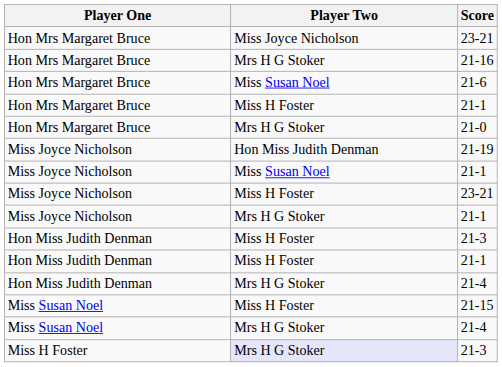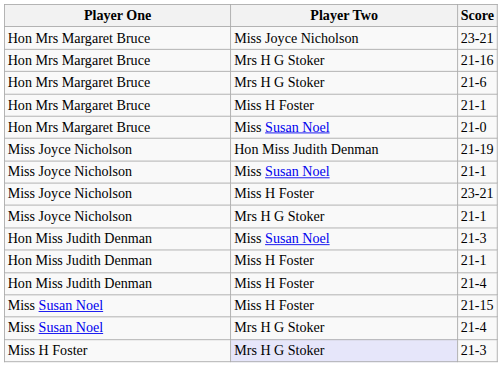(282, 82) Miss Susan Noel -> (279, 82) Mrs H G Stoker
(279, 127) Mrs H G Stoker -> (282, 127) Miss Susan Noel
(274, 238) Miss H Foster -> (282, 238) Miss Susan Noel
(279, 283) Mrs H G Stoker -> (274, 283) Miss H Foster
